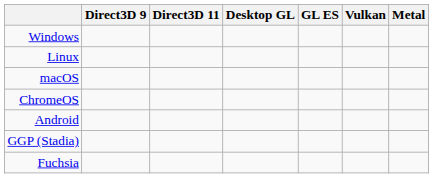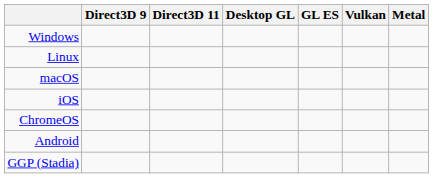+ row: (69, 99)
- row: (58, 162)
